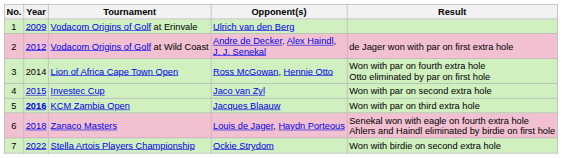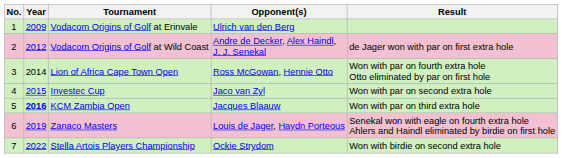(36, 126) 2018 -> (36, 126) 2019
